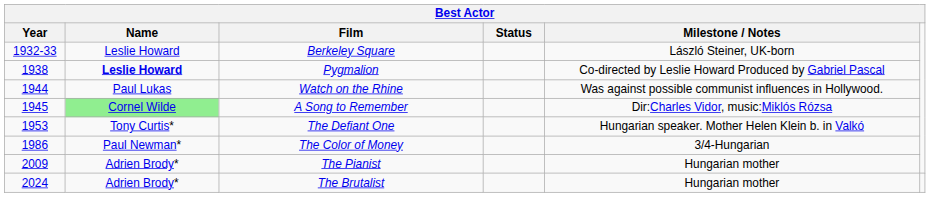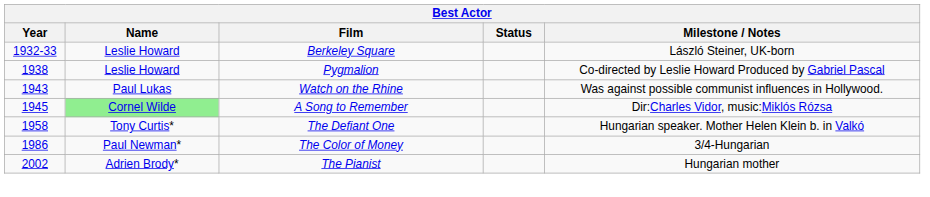(142, 70) bold -> (142, 70) normal
(35, 88) 1944 -> (35, 88) 1943
(35, 126) 1953 -> (35, 126) 1958
(35, 164) 2009 -> (35, 164) 2002
- row: (351, 182)
